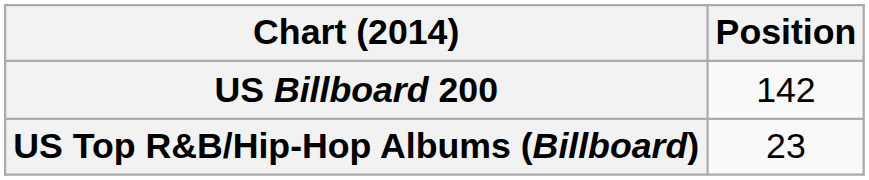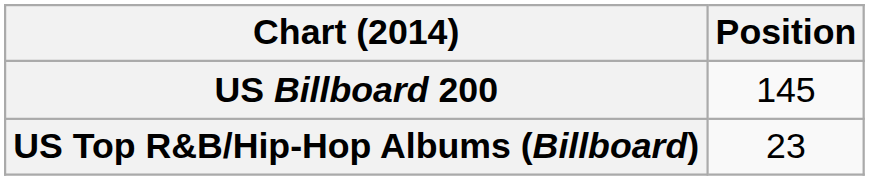(786, 89) 142 -> (786, 89) 145
